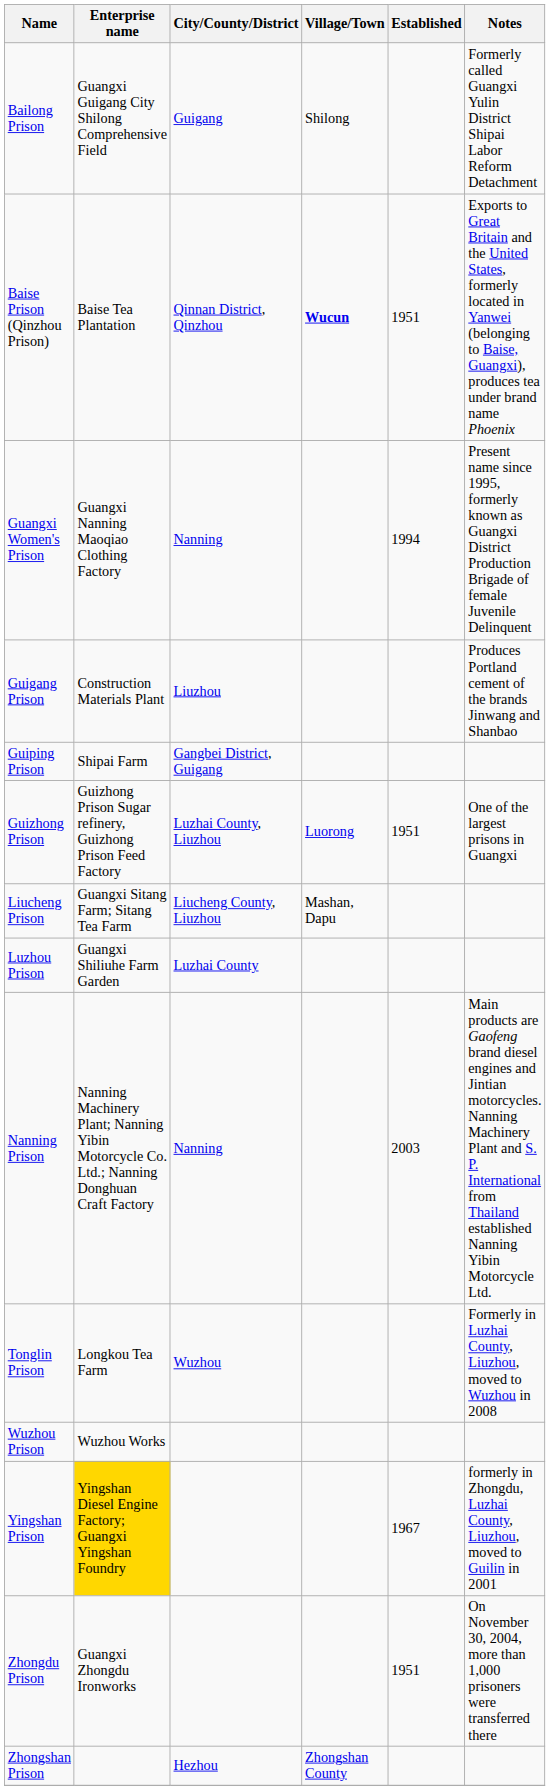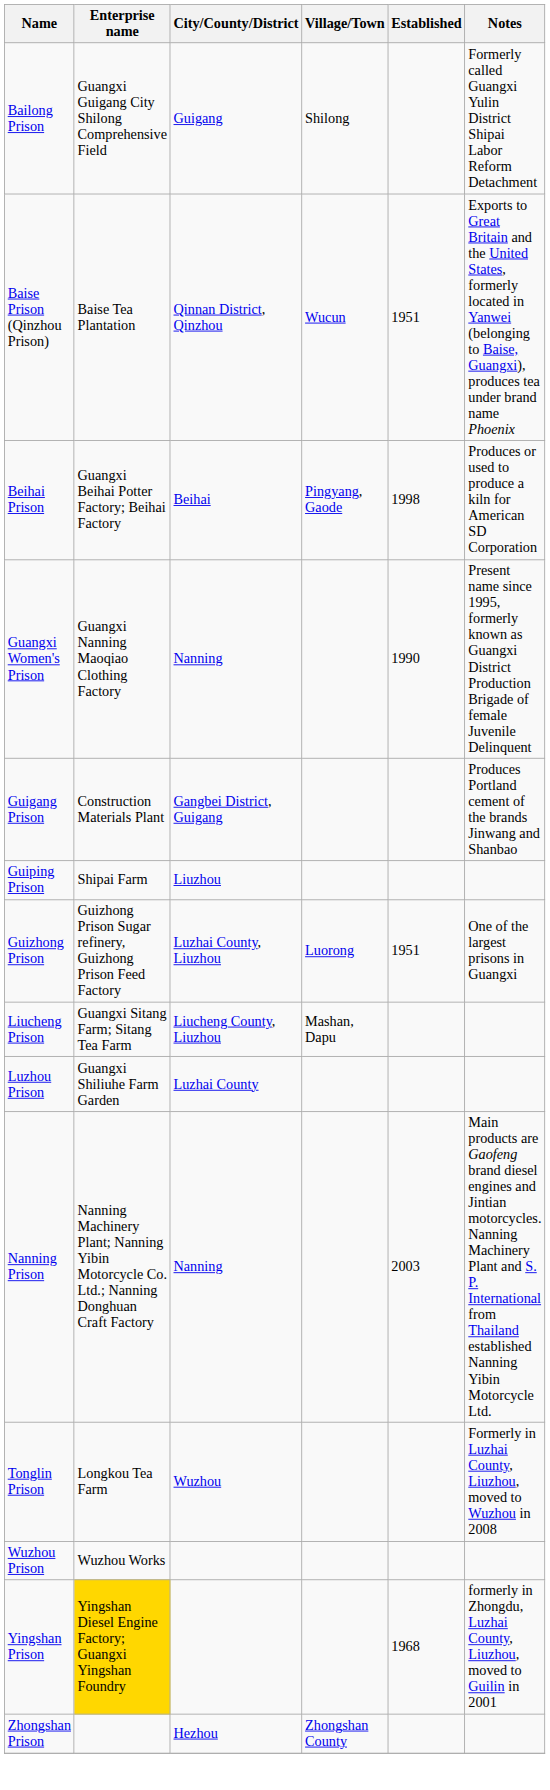(327, 317) bold -> (325, 317) normal
+ row: (26, 500)
(406, 540) 1994 -> (406, 658) 1990
(197, 690) Liuzhou -> (223, 809) Gangbei District, Guigang
(223, 761) Gangbei District, Guigang -> (197, 880) Liuzhou
(406, 1528) 1967 -> (406, 1647) 1968
- row: (33, 1671)
